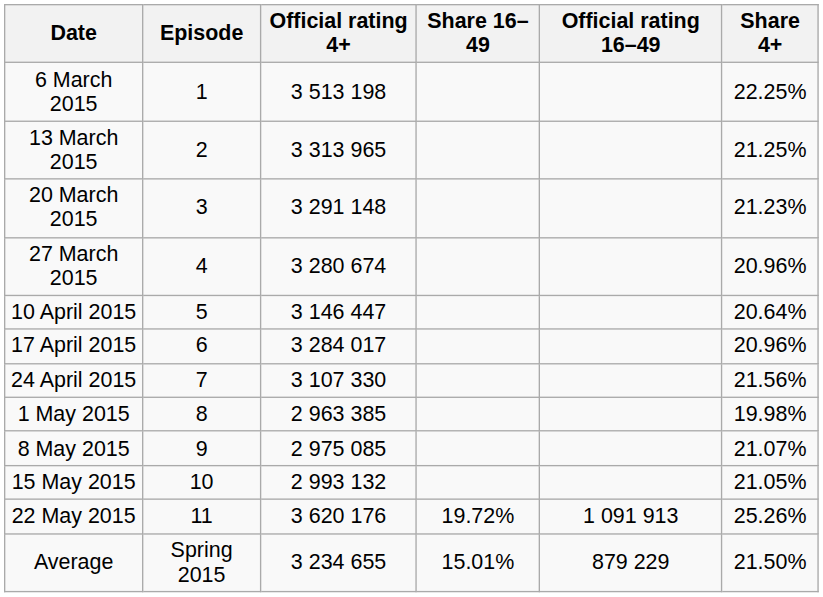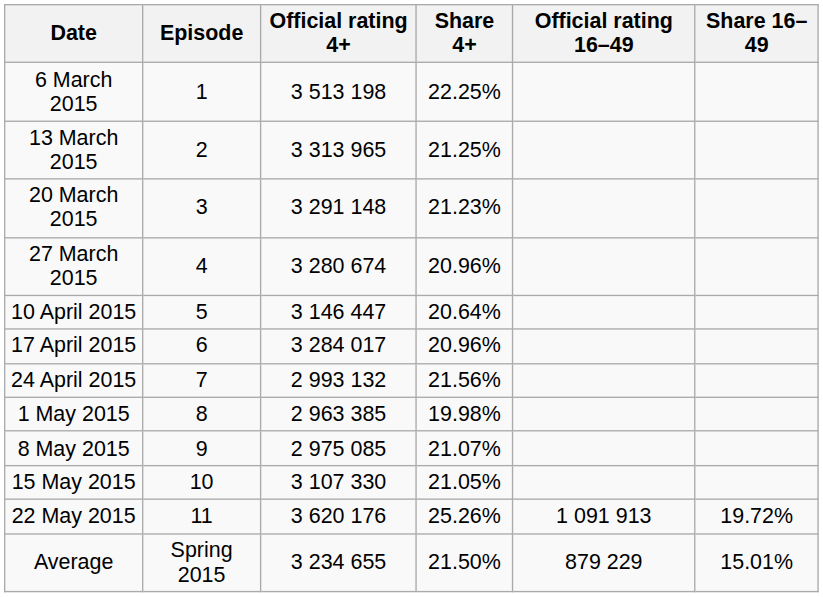columns swapped: (770, 33) <-> (478, 33)
(339, 380) 3 107 330 -> (339, 380) 2 993 132
(339, 482) 2 993 132 -> (339, 482) 3 107 330
